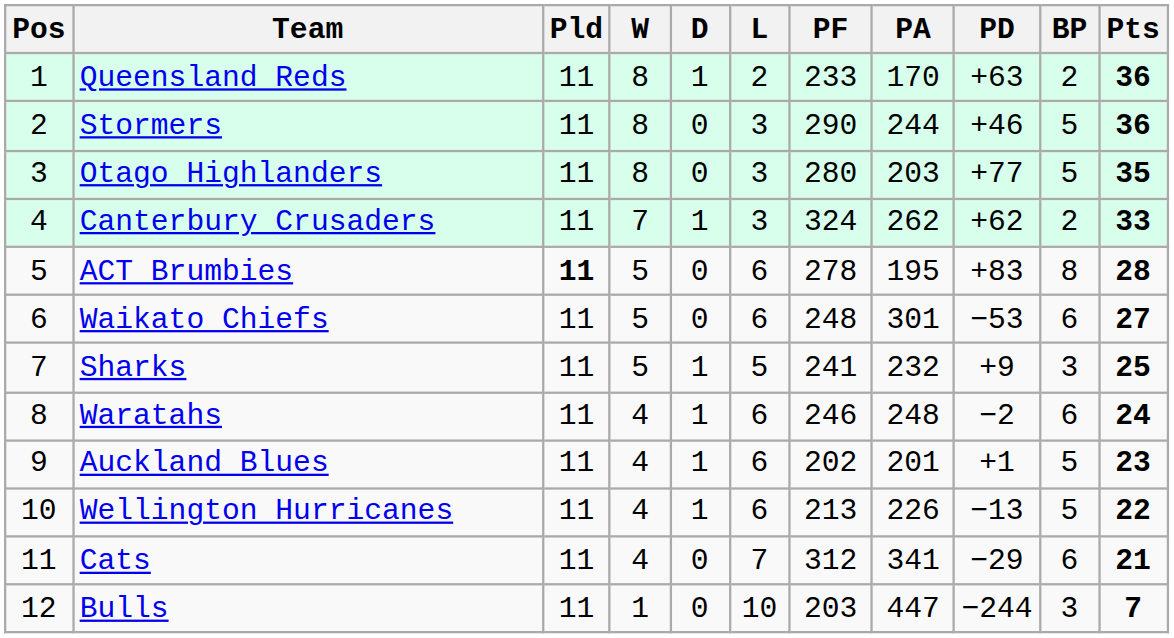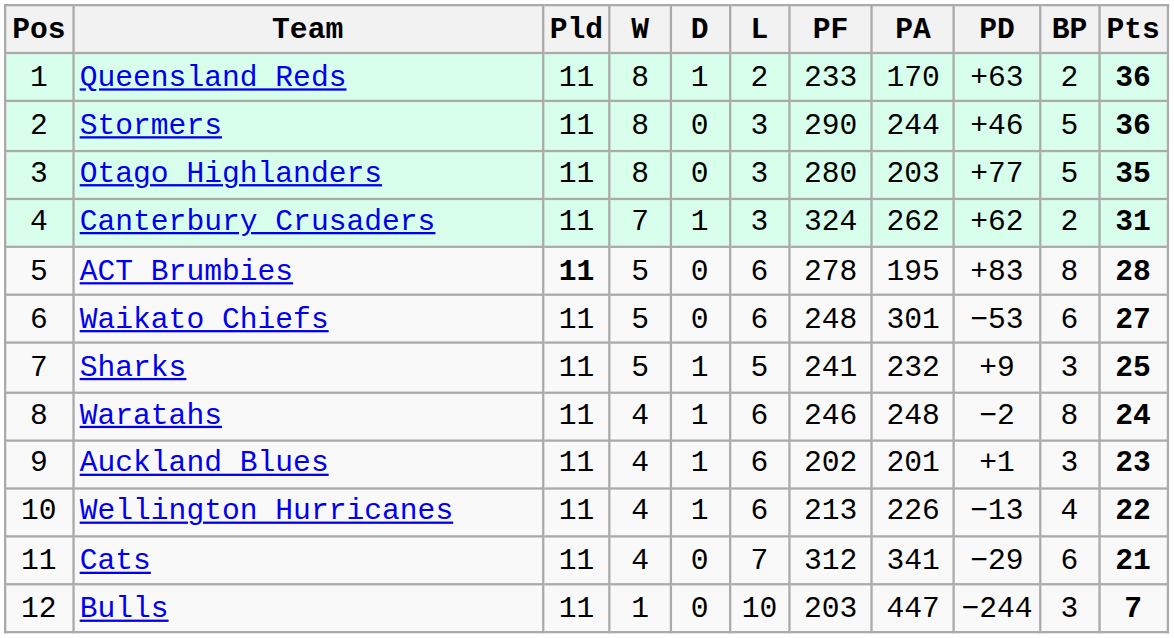(1133, 223) 33 -> (1133, 223) 31
(1069, 416) 6 -> (1069, 416) 8
(1069, 464) 5 -> (1069, 464) 3
(1069, 512) 5 -> (1069, 512) 4
